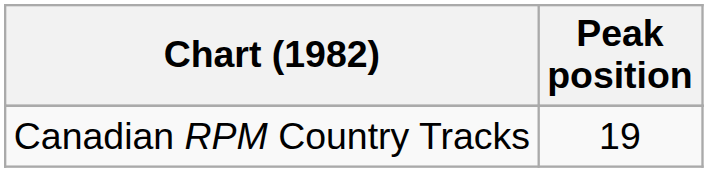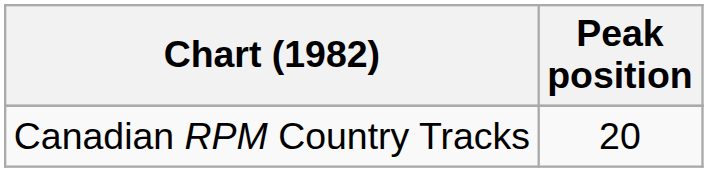(620, 135) 19 -> (620, 135) 20
